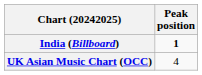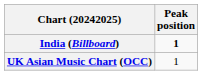(176, 61) 4 -> (176, 61) 1
